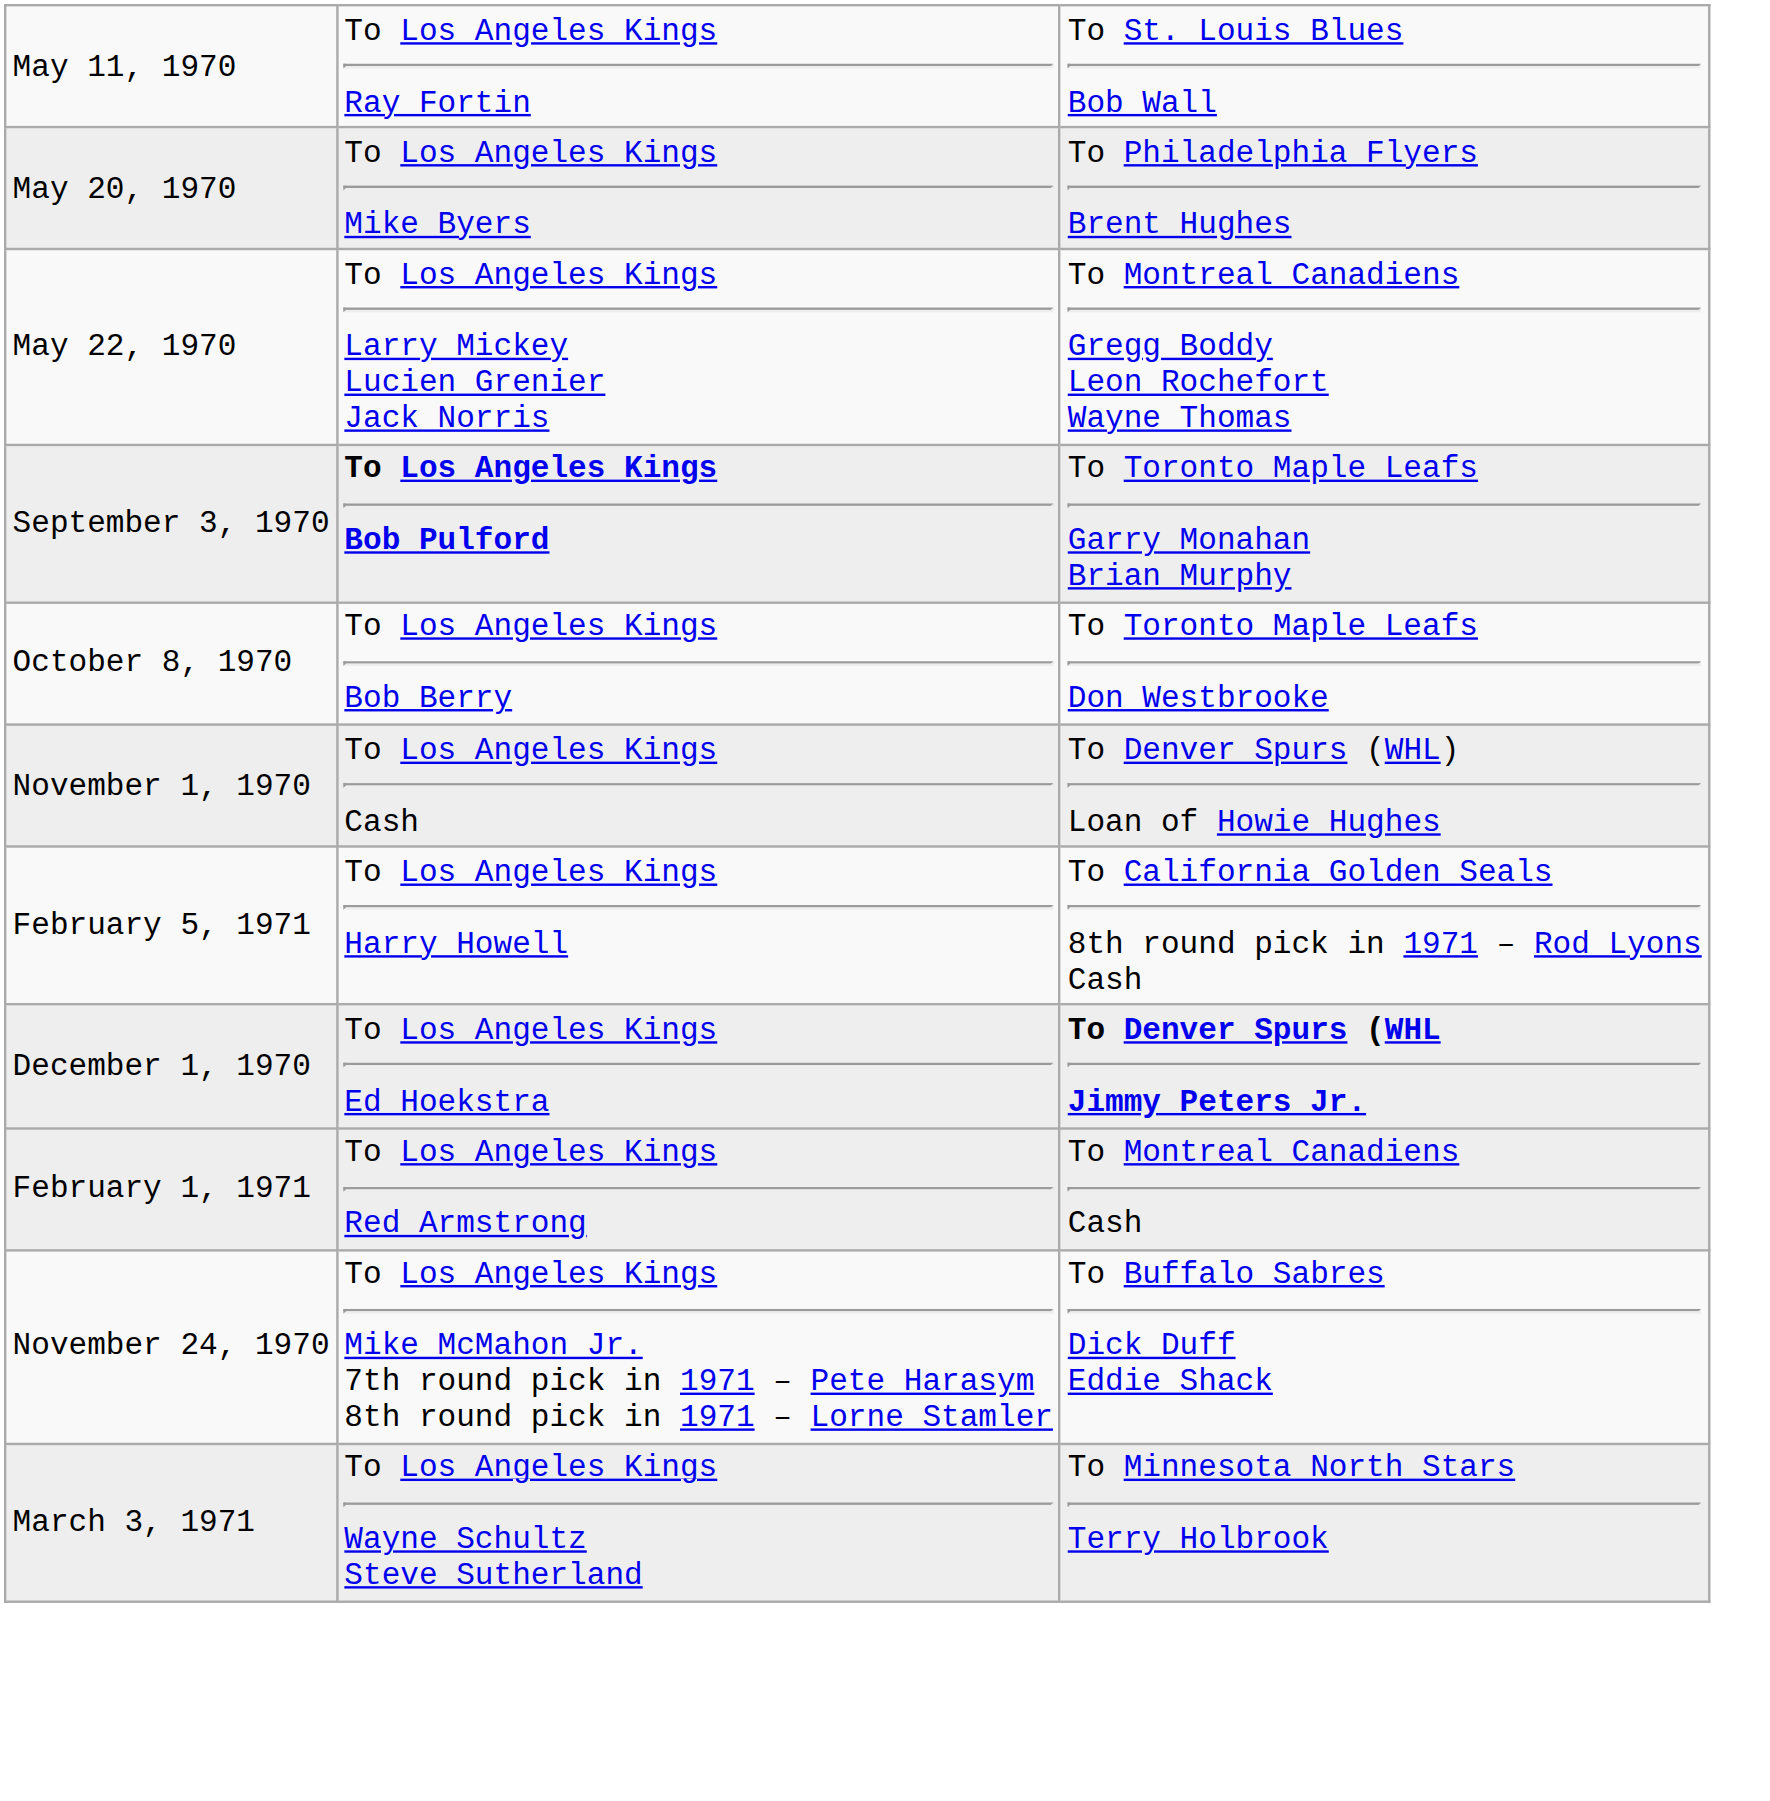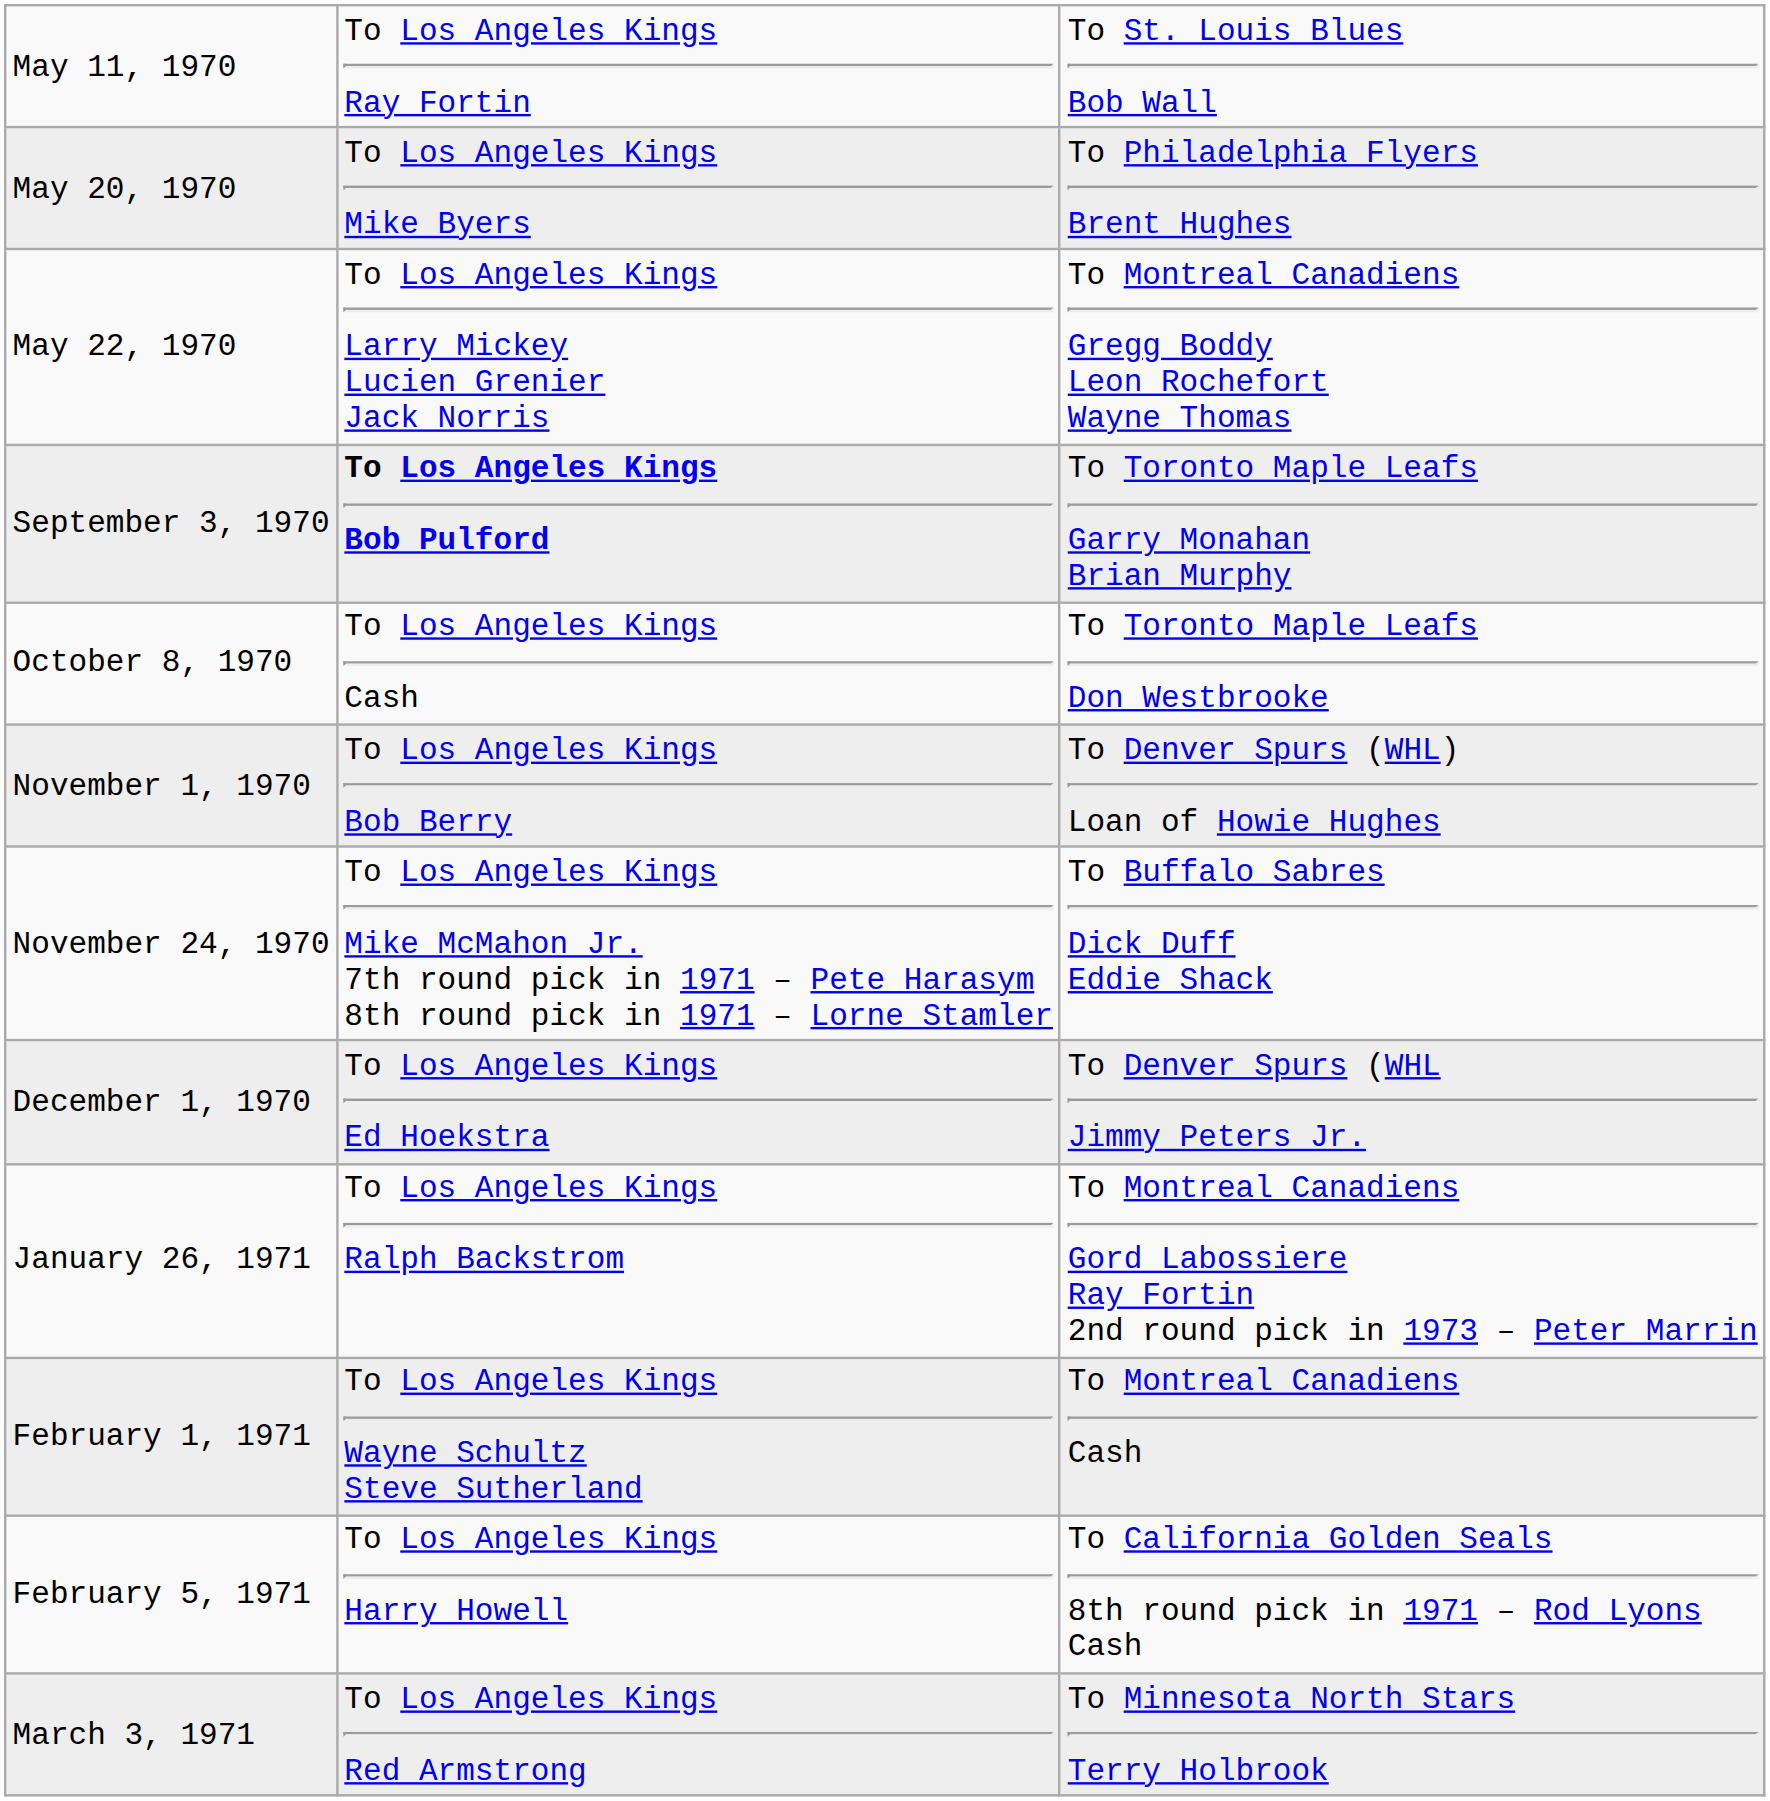(699, 663) To Los Angeles Kings Bob Berry -> (699, 663) To Los Angeles Kings Cash
(699, 786) To Los Angeles Kings Cash -> (699, 786) To Los Angeles Kings Bob Berry
rows swapped: (171, 1347) <-> (162, 926)
(1385, 1066) bold -> (1413, 1102) normal
+ row: (162, 1260)
(699, 1188) To Los Angeles Kings Red Armstrong -> (699, 1436) To Los Angeles Kings Wayne Schultz Steve Sutherland
(699, 1523) To Los Angeles Kings Wayne Schultz Steve Sutherland -> (699, 1735) To Los Angeles Kings Red Armstrong
